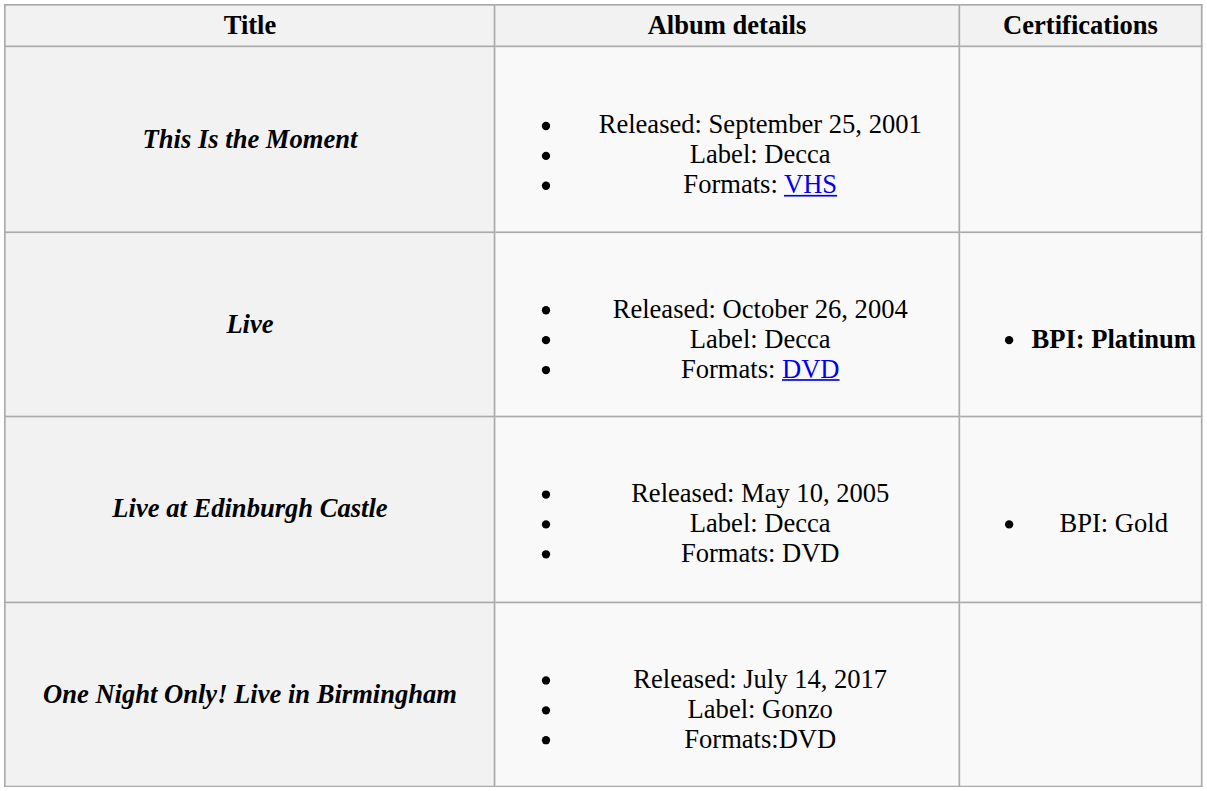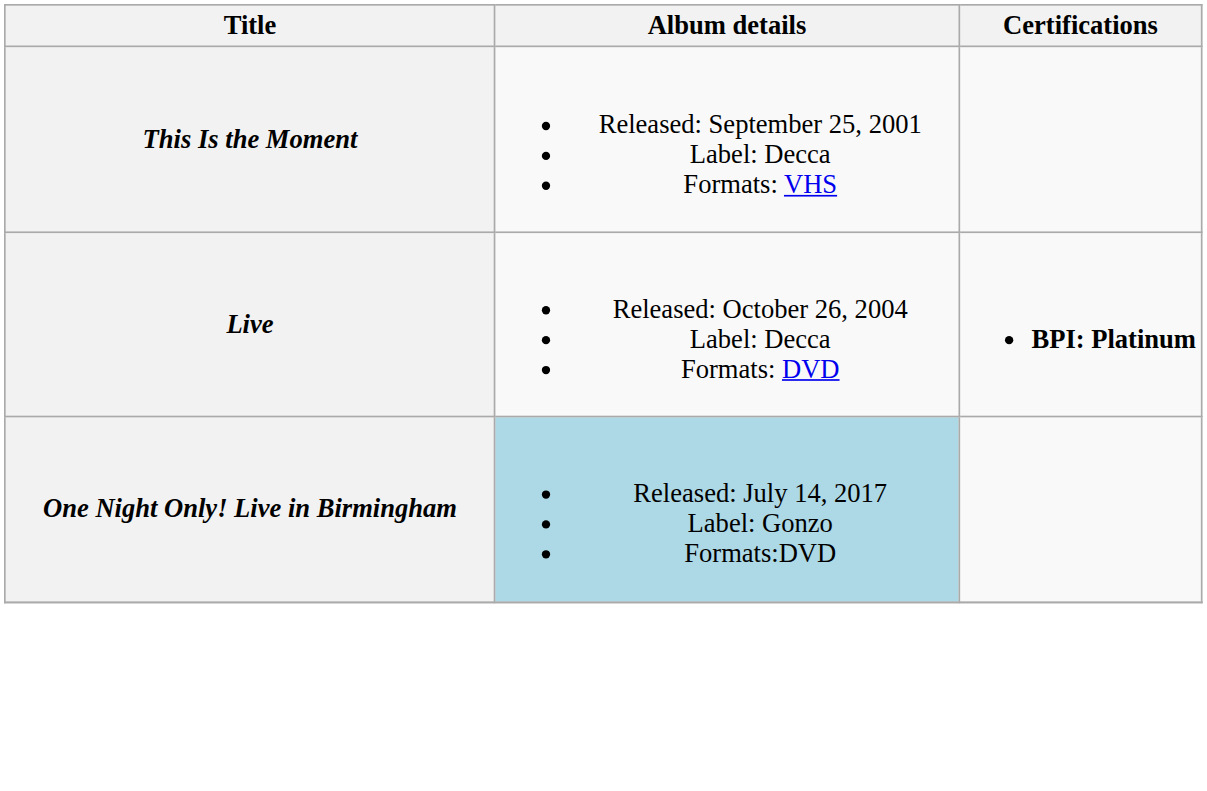- row: (250, 508)
(727, 709) no background -> (727, 524) lightblue background
